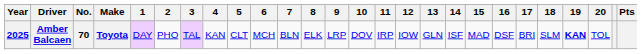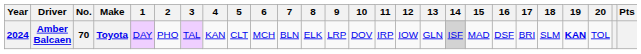(18, 34) 2025 -> (18, 34) 2024
(455, 34) no background -> (455, 34) lightgrey background
